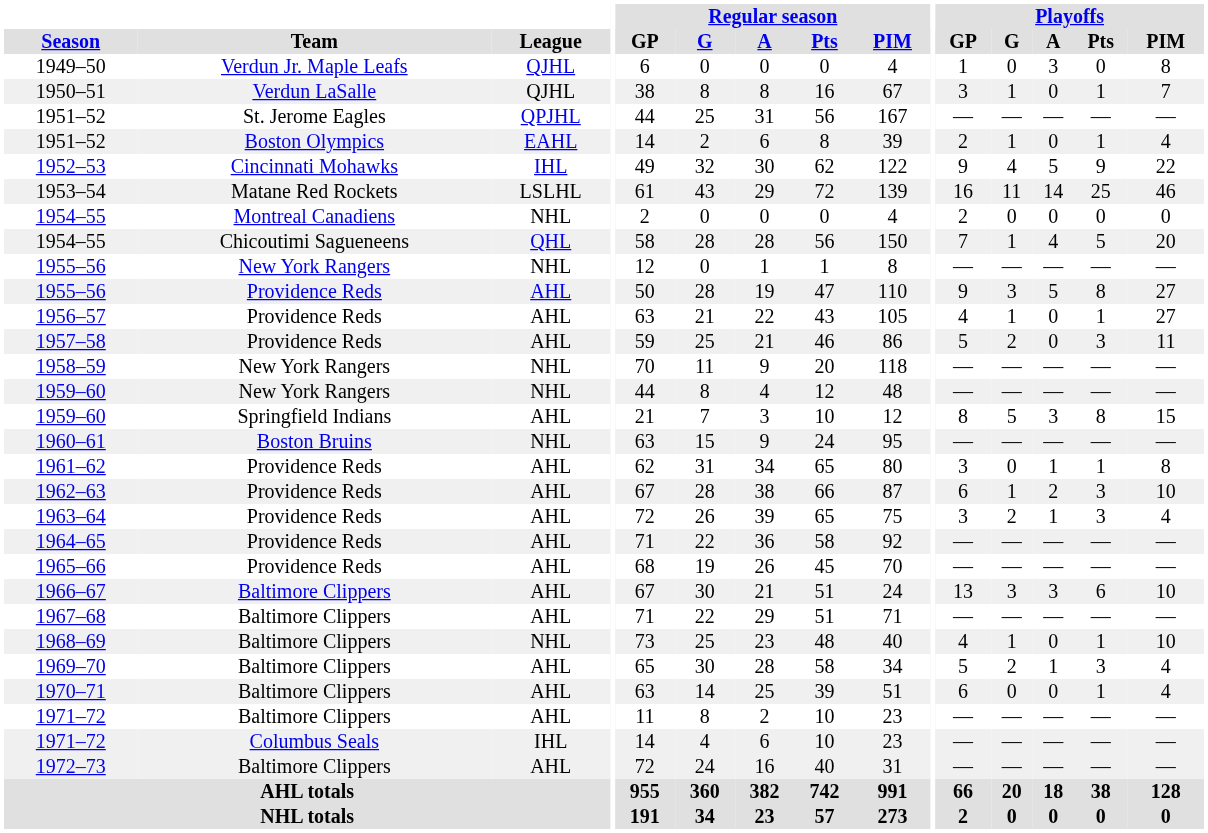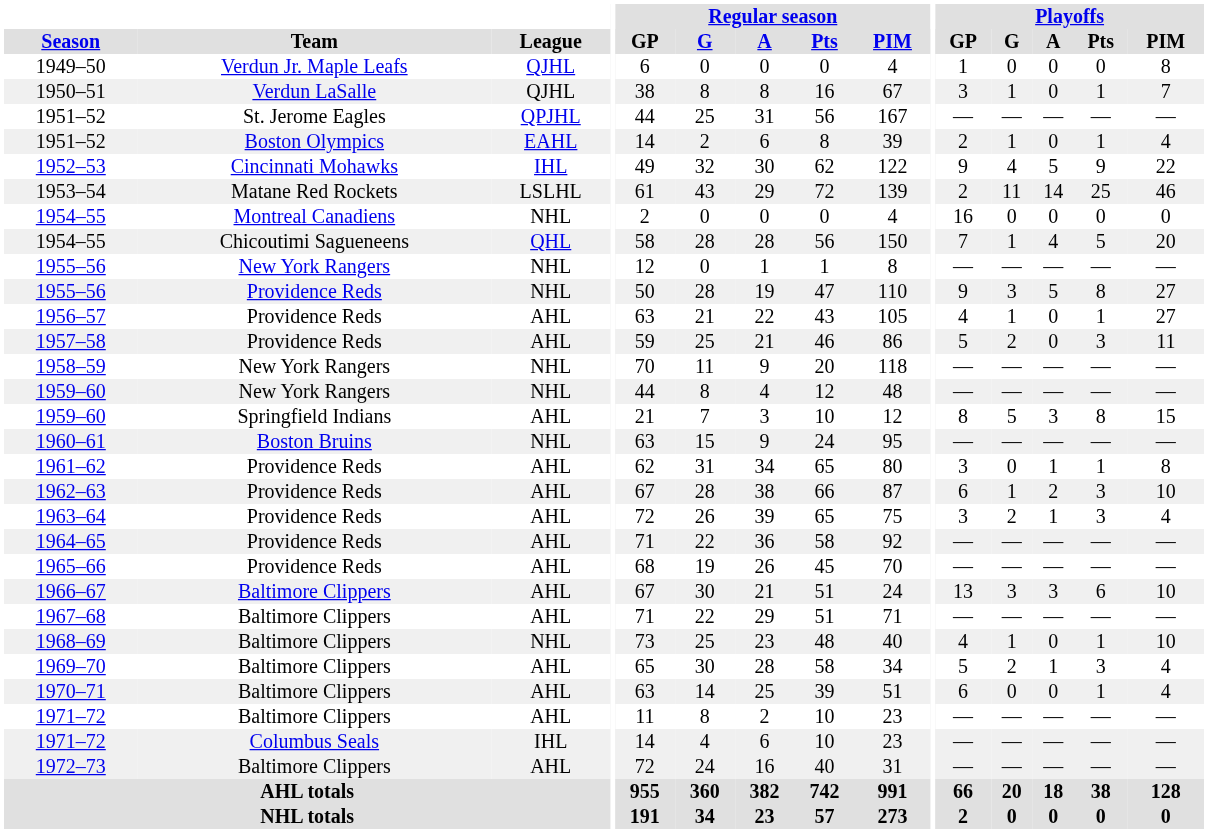(1053, 66) 3 -> (1053, 66) 0
(963, 191) 16 -> (963, 191) 2
(963, 216) 2 -> (963, 216) 16
(551, 291) AHL -> (551, 291) NHL
